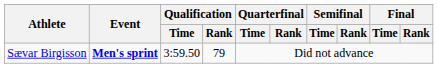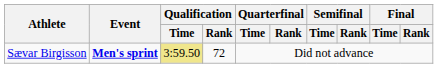(182, 53) no background -> (182, 53) khaki background
(219, 53) 79 -> (219, 53) 72
